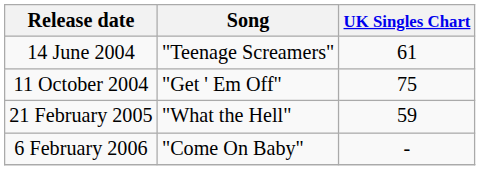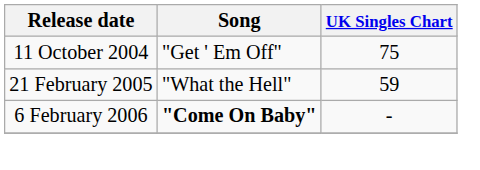- row: (81, 52)
(233, 148) normal -> (239, 116) bold
